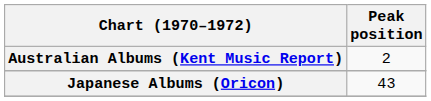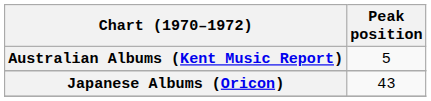(386, 59) 2 -> (386, 59) 5
